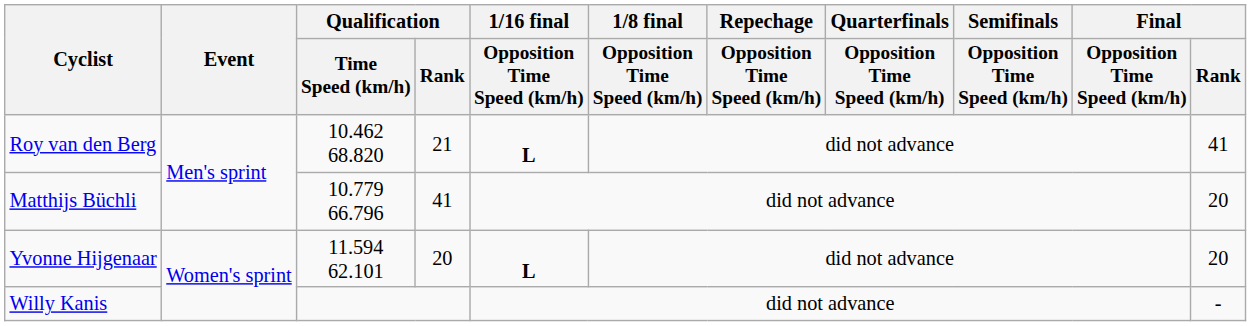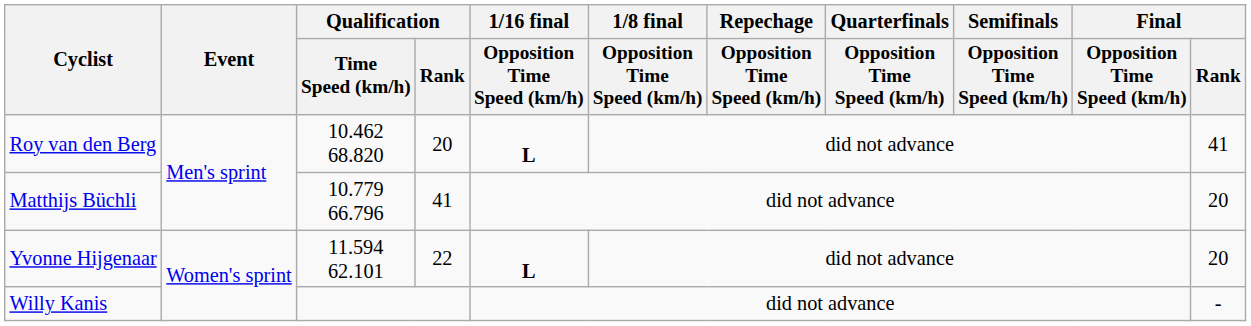(442, 143) 21 -> (442, 143) 20
(442, 258) 20 -> (442, 258) 22
